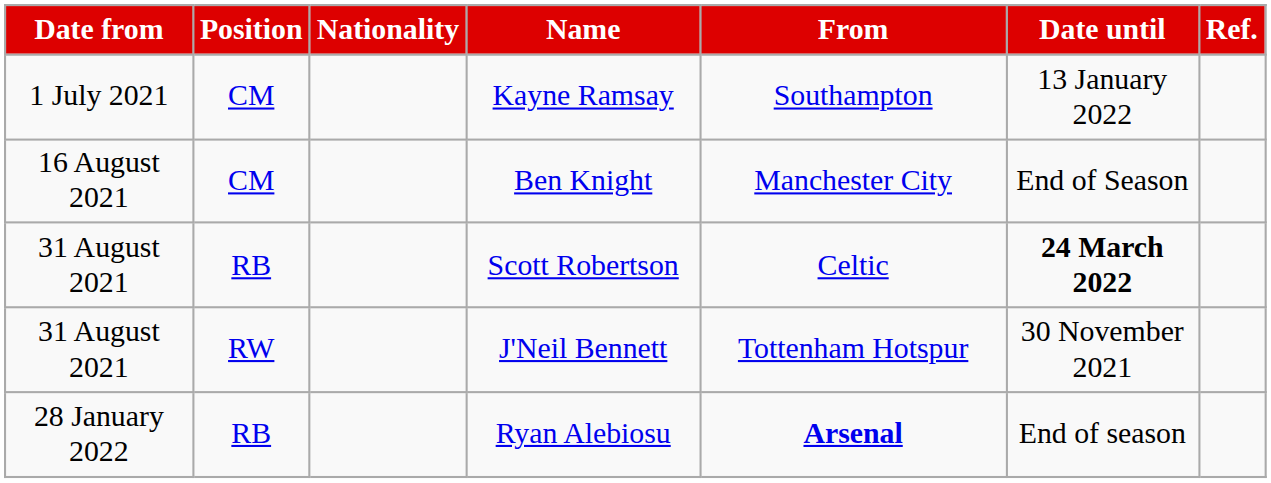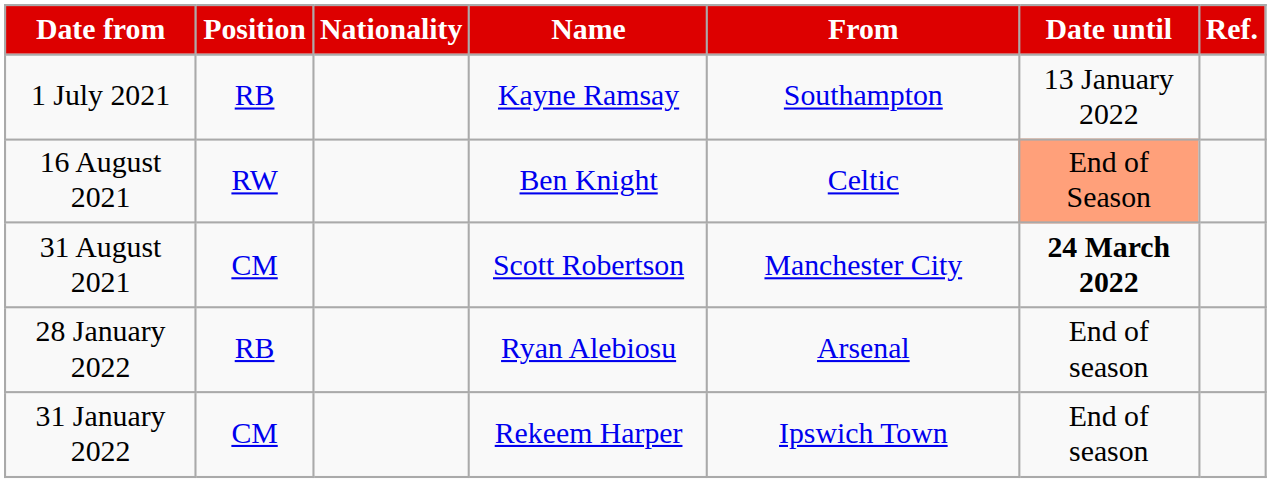(251, 96) CM -> (255, 96) RB
(251, 180) CM -> (255, 180) RW
(853, 180) Manchester City -> (863, 180) Celtic
(1102, 180) no background -> (1109, 180) lightsalmon background
(251, 264) RB -> (255, 264) CM
(853, 264) Celtic -> (863, 264) Manchester City
- row: (583, 349)
(853, 433) bold -> (863, 349) normal
+ row: (589, 433)
